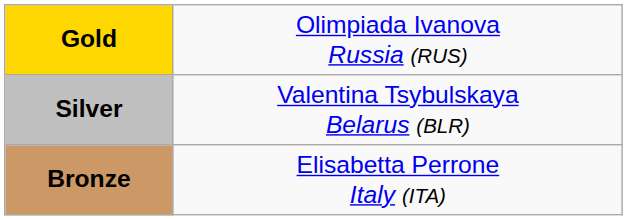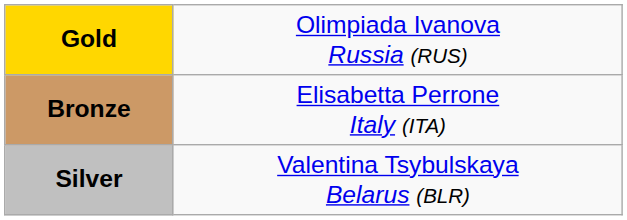rows swapped: (89, 109) <-> (89, 179)
